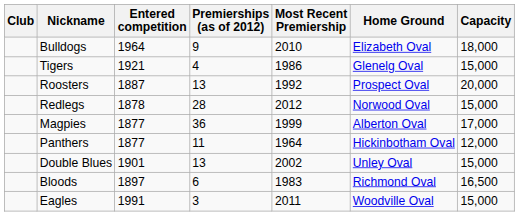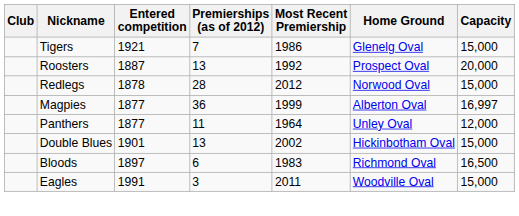- row: (63, 47)
(196, 66) 4 -> (196, 47) 7
(479, 124) 17,000 -> (479, 104) 16,997
(404, 143) Hickinbotham Oval -> (383, 124) Unley Oval
(383, 162) Unley Oval -> (404, 143) Hickinbotham Oval
